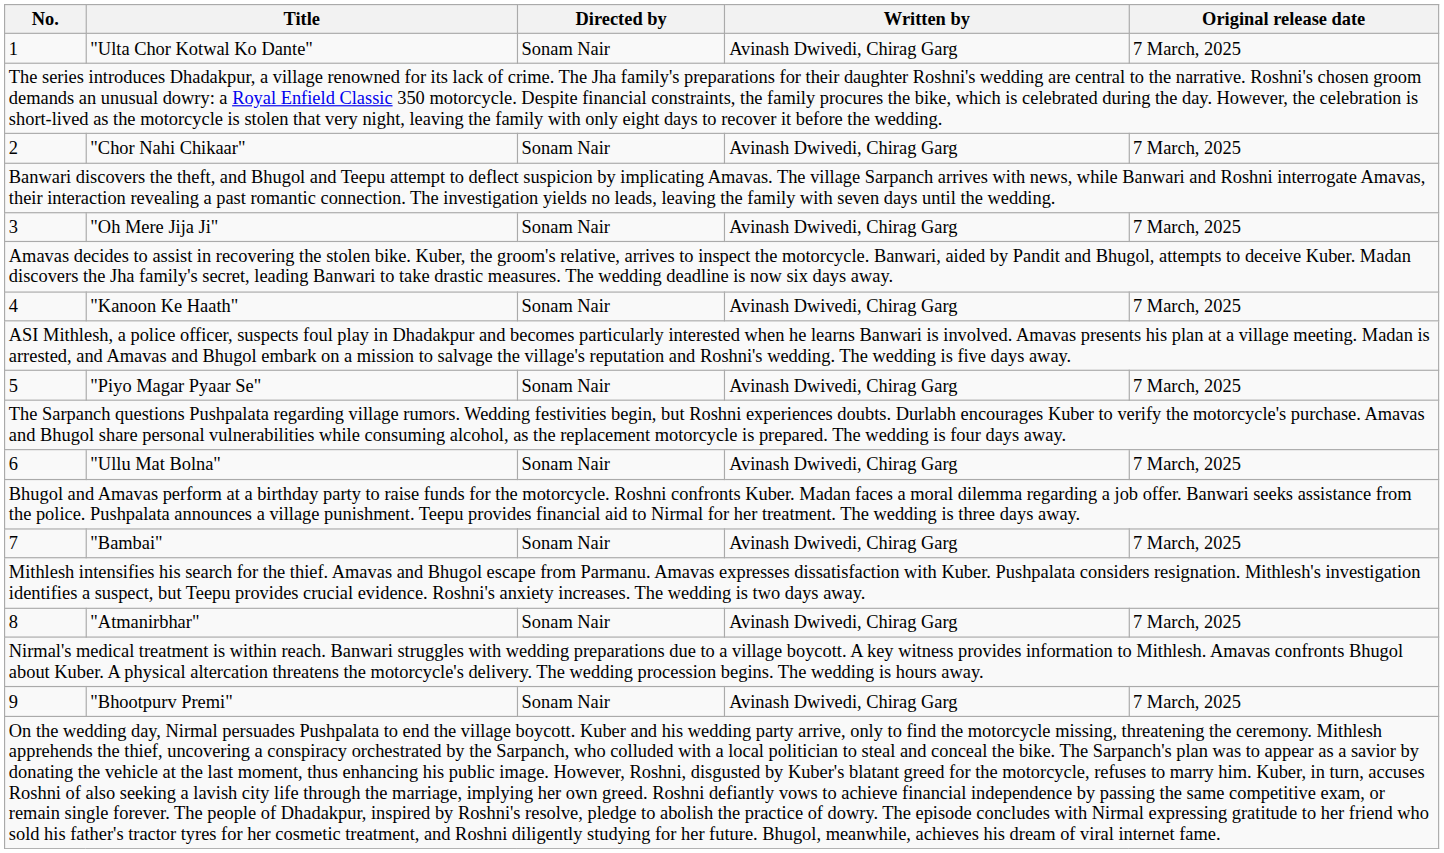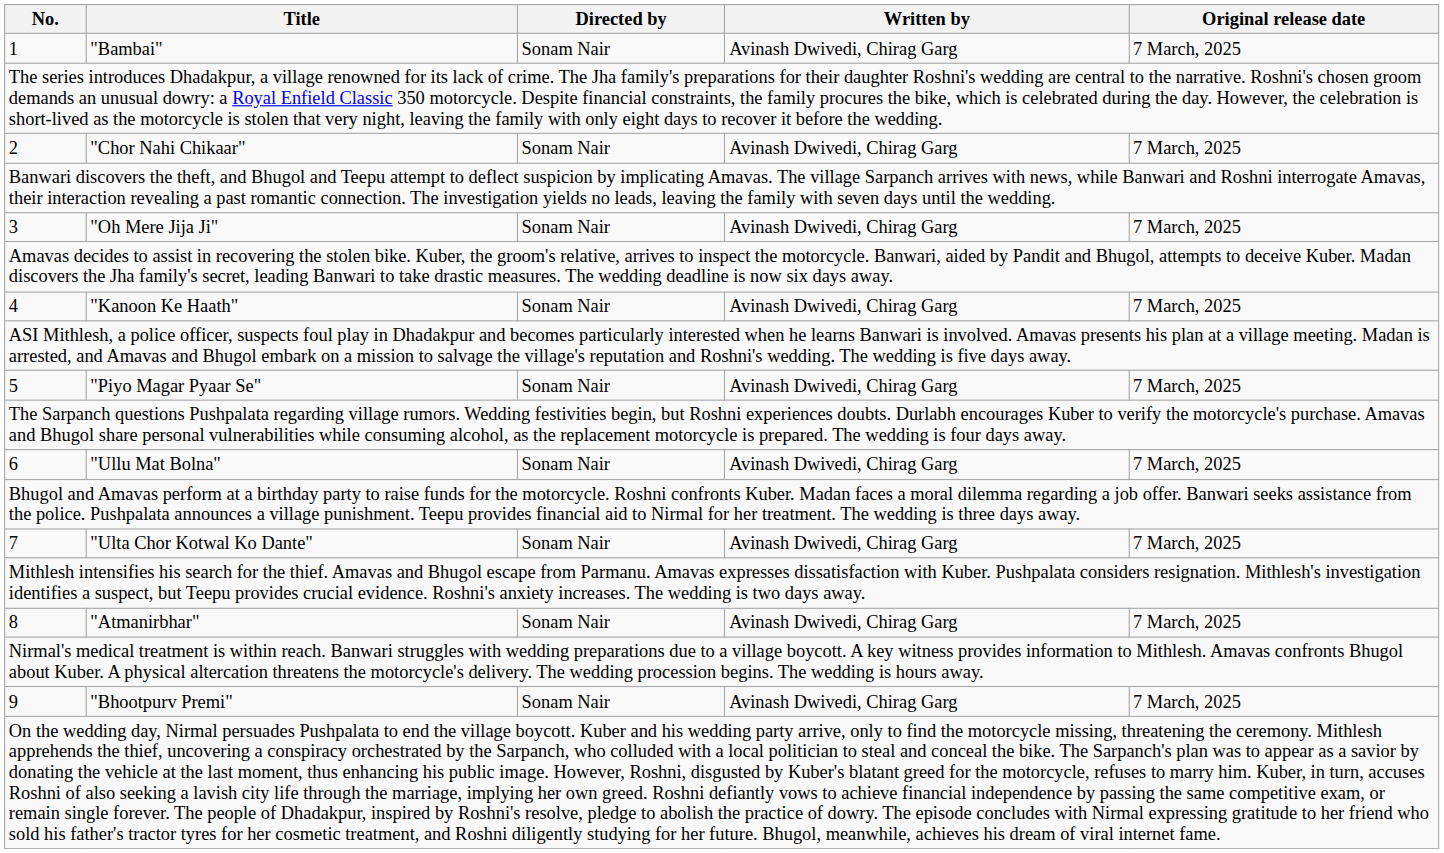(202, 48) "Ulta Chor Kotwal Ko Dante" -> (126, 48) "Bambai"
(126, 543) "Bambai" -> (202, 543) "Ulta Chor Kotwal Ko Dante"
